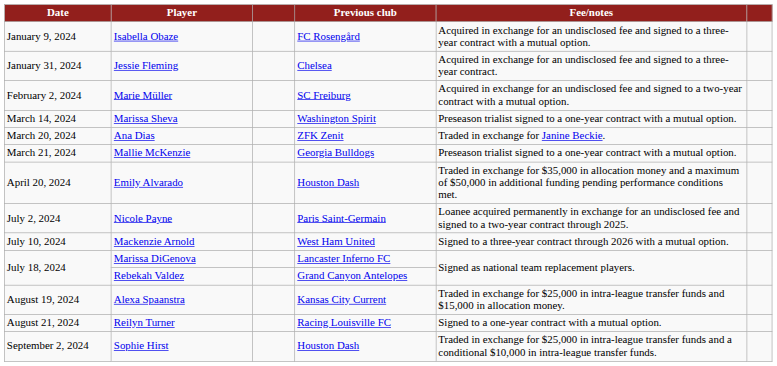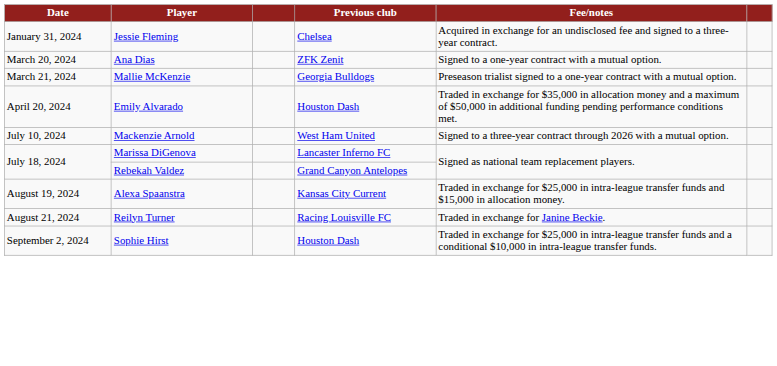- row: (146, 36)
- row: (143, 95)
- row: (146, 118)
(522, 136) Traded in exchange for Janine Beckie. -> (550, 59) Signed to a one-year contract with a mutual option.
- row: (143, 218)
(550, 323) Signed to a one-year contract with a mutual option. -> (522, 217) Traded in exchange for Janine Beckie.
